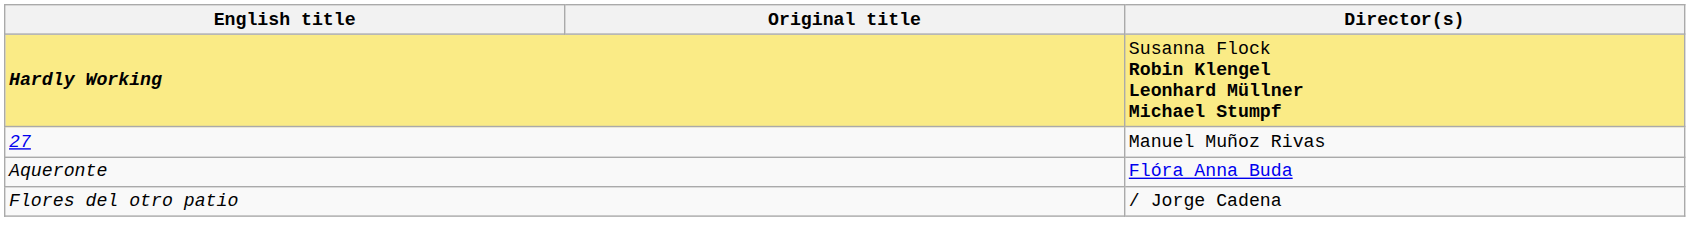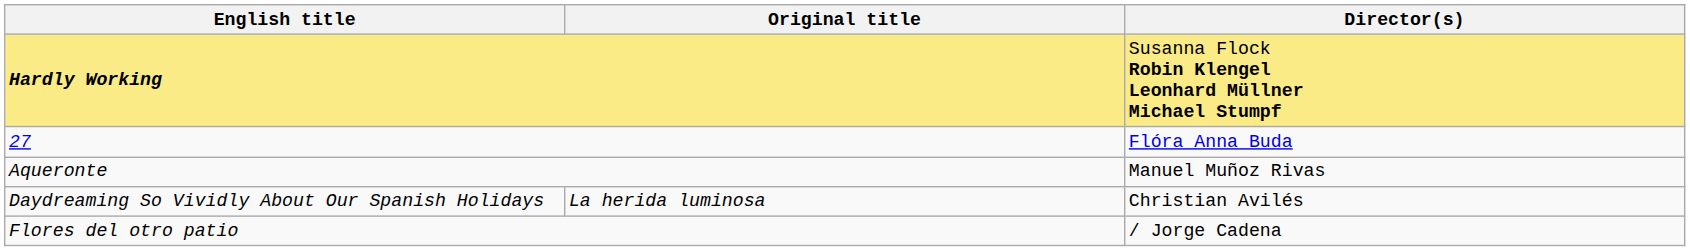(1227, 142) Manuel Muñoz Rivas -> (1211, 142) Flóra Anna Buda
(1211, 172) Flóra Anna Buda -> (1227, 172) Manuel Muñoz Rivas
+ row: (277, 201)
